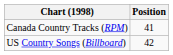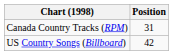(149, 27) 41 -> (149, 27) 31
